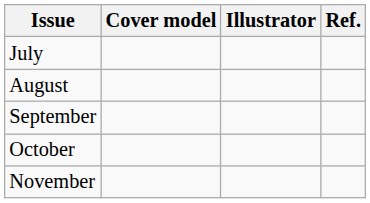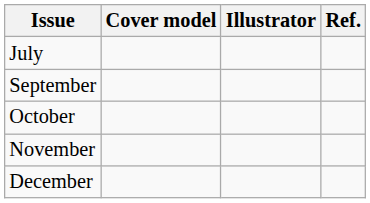- row: (39, 85)
+ row: (51, 181)
